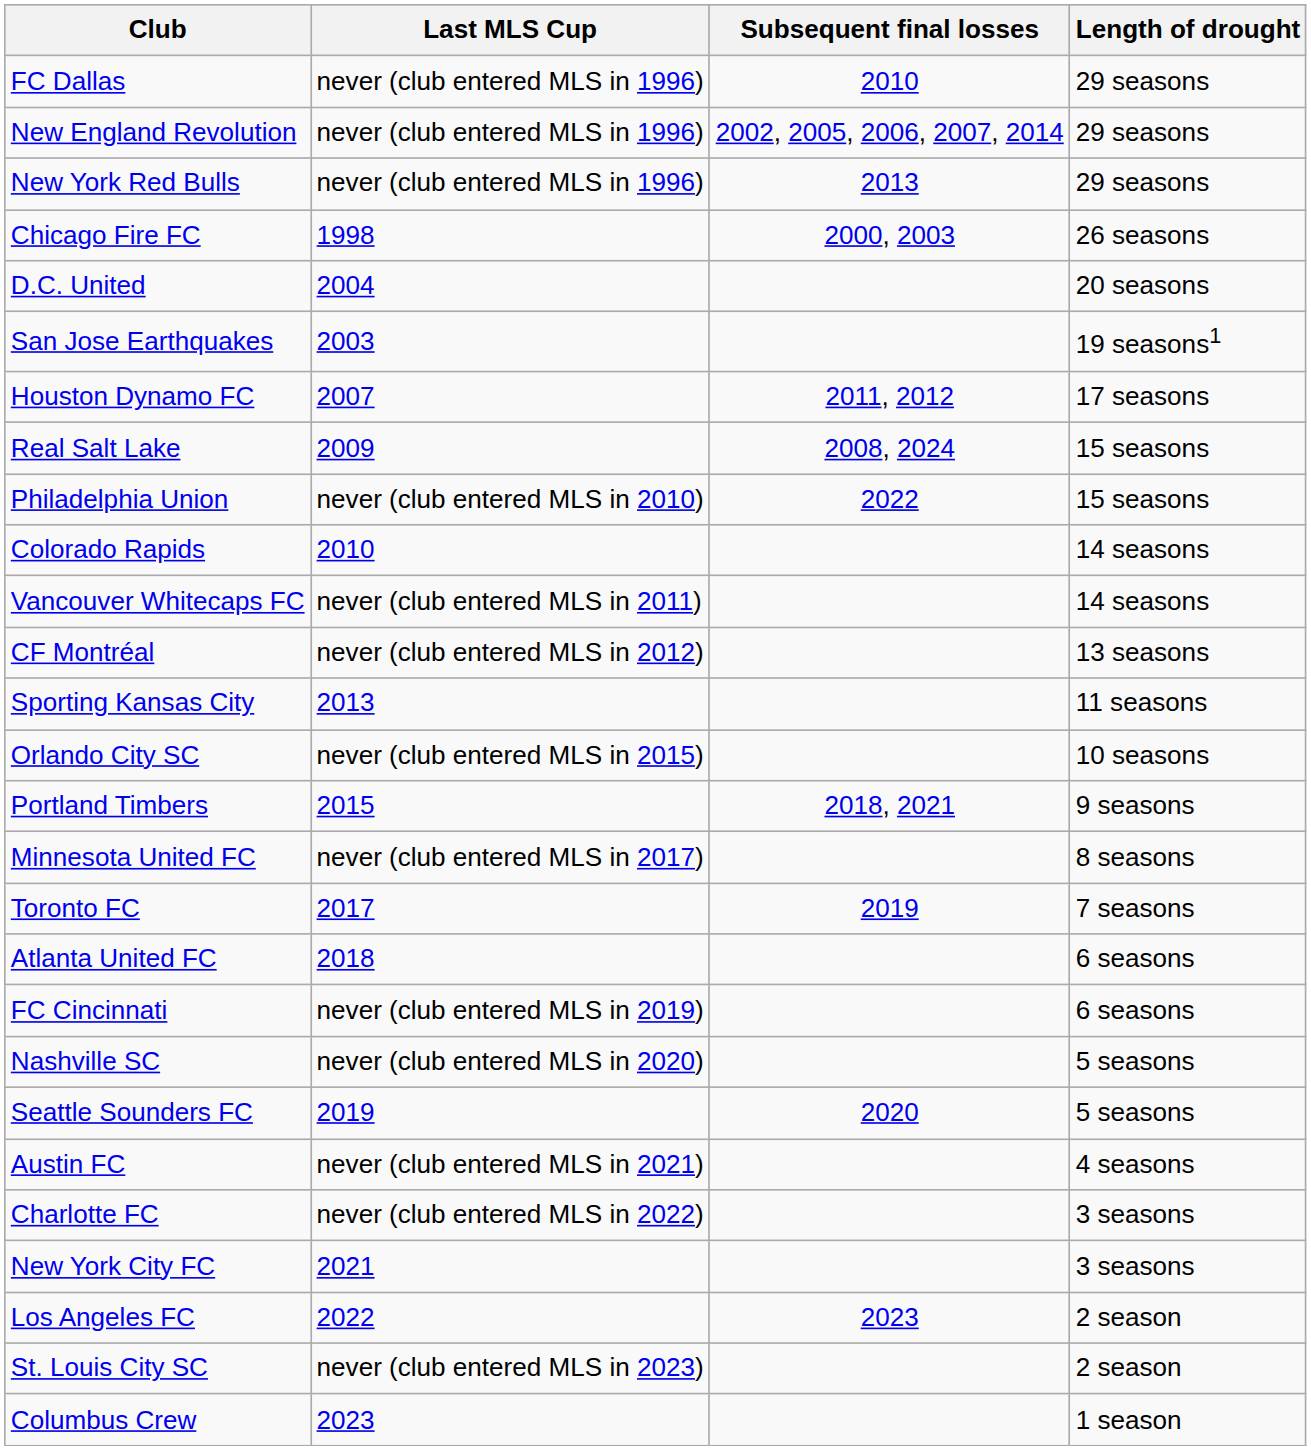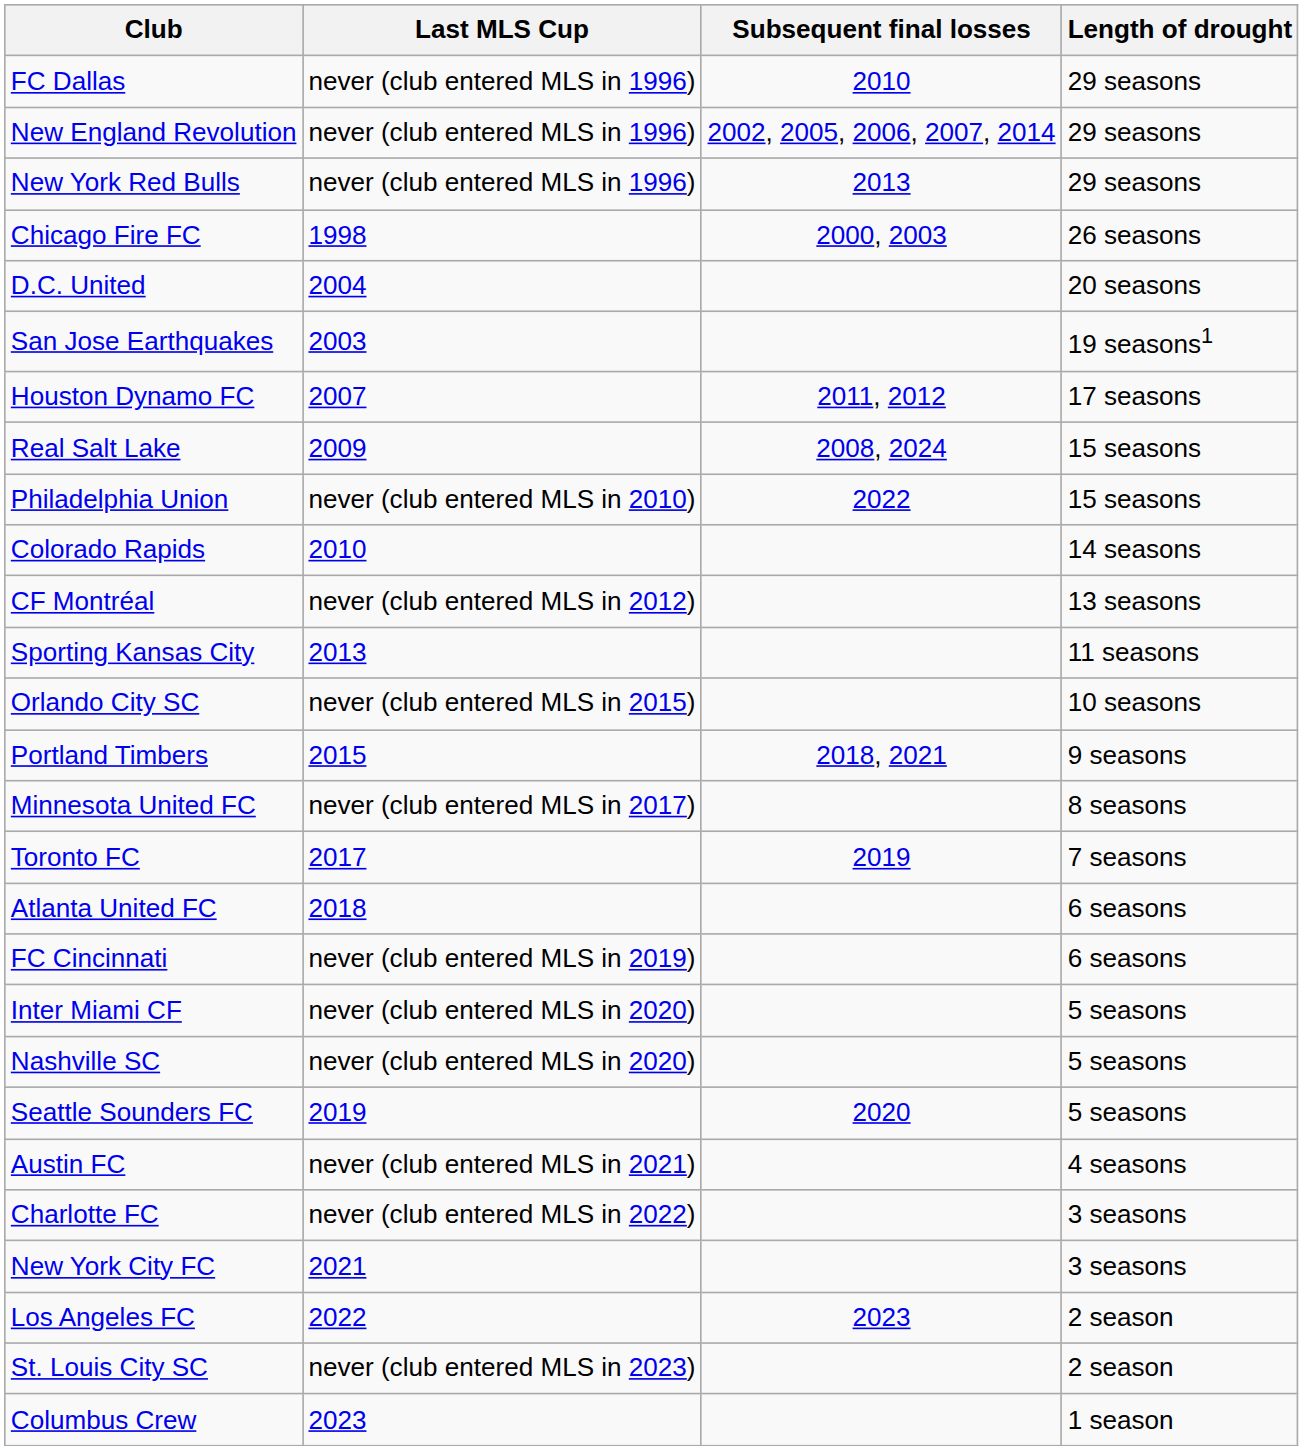- row: (158, 601)
+ row: (96, 1010)
